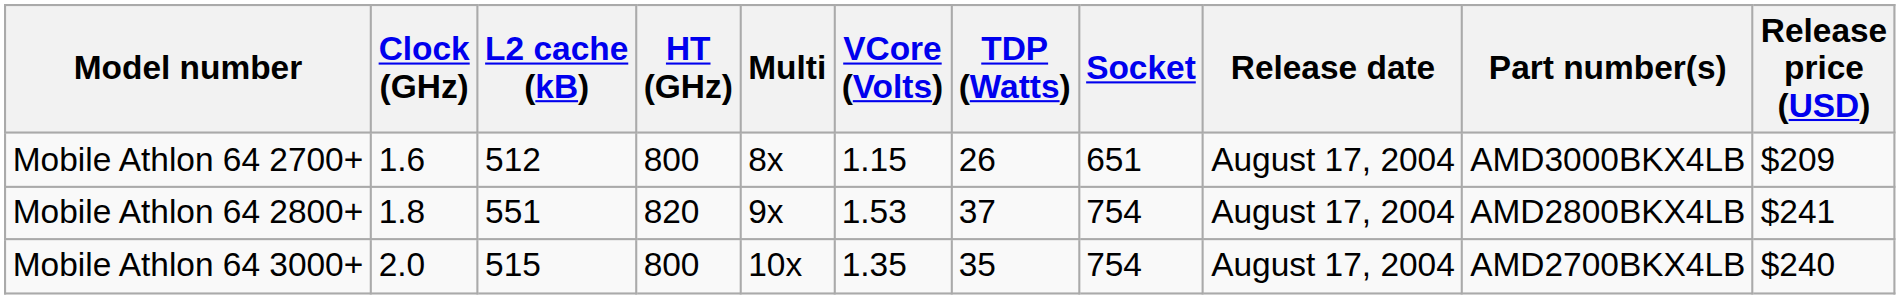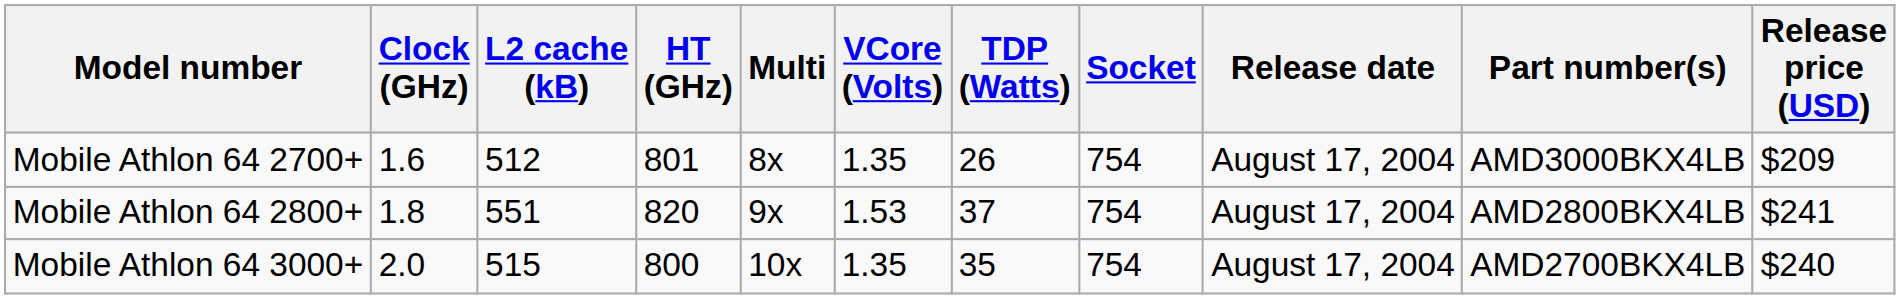(672, 159) 800 -> (672, 159) 801
(874, 159) 1.15 -> (874, 159) 1.35
(1114, 159) 651 -> (1114, 159) 754
